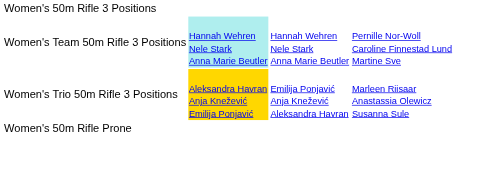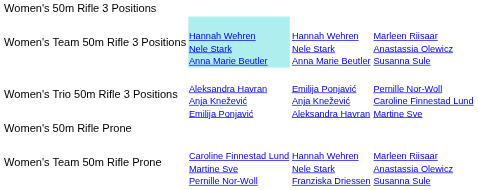(402, 49) Pernille Nor-Woll Caroline Finnestad Lund Martine Sve -> (413, 49) Marleen Riisaar Anastassia Olewicz Susanna Sule
(228, 101) gold background -> (228, 101) no background
(392, 101) Marleen Riisaar Anastassia Olewicz Susanna Sule -> (423, 101) Pernille Nor-Woll Caroline Finnestad Lund Martine Sve
+ row: (83, 162)
